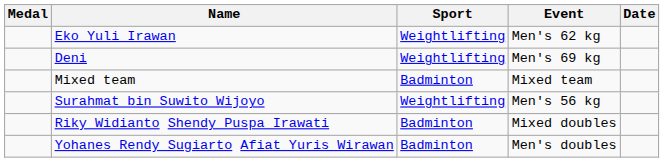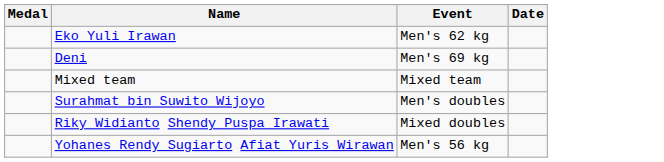- column: (453, 16)
(556, 103) Men's 56 kg -> (453, 103) Men's doubles
(564, 146) Men's doubles -> (445, 146) Men's 56 kg
